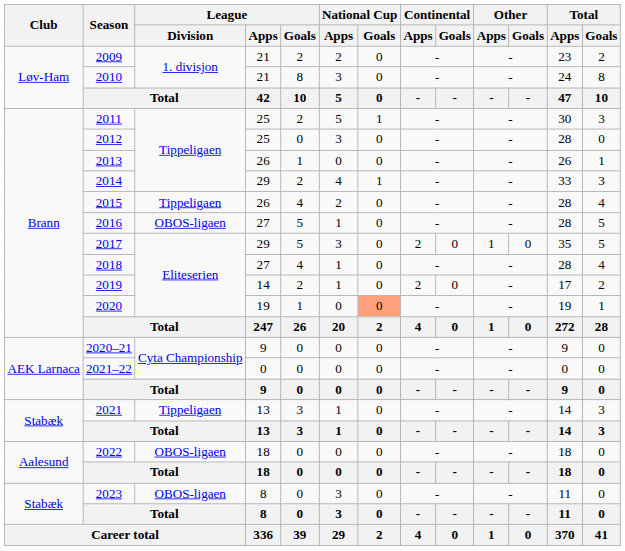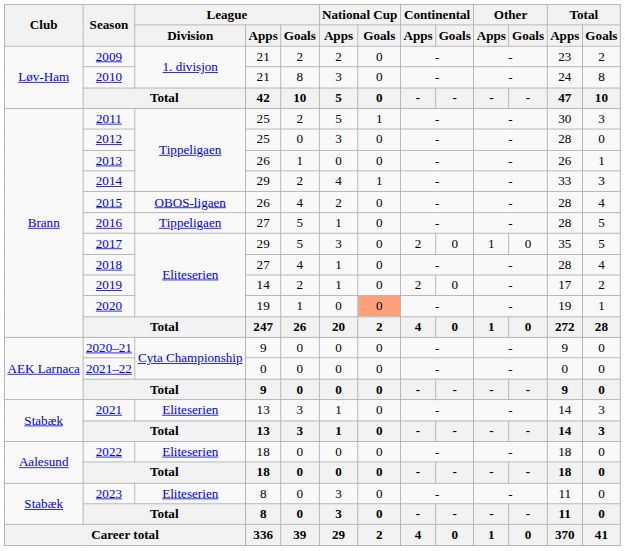(190, 202) Tippeligaen -> (190, 202) OBOS-ligaen
(190, 222) OBOS-ligaen -> (190, 222) Tippeligaen
(190, 410) Tippeligaen -> (190, 410) Eliteserien
(190, 451) OBOS-ligaen -> (190, 451) Eliteserien
(190, 493) OBOS-ligaen -> (190, 493) Eliteserien
